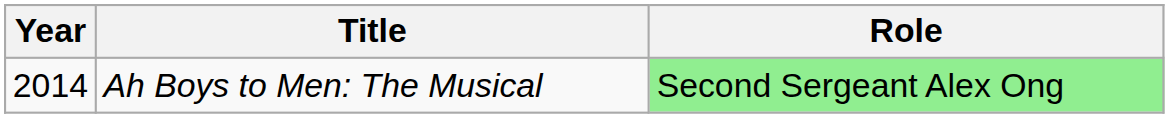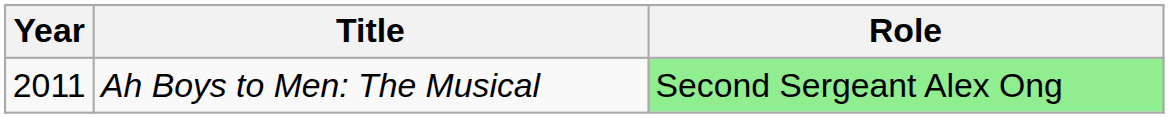(50, 84) 2014 -> (49, 84) 2011
